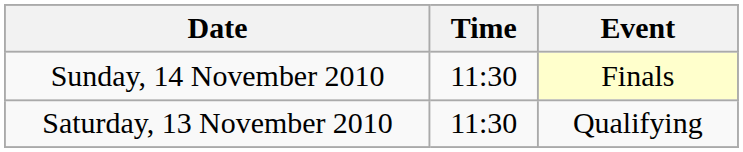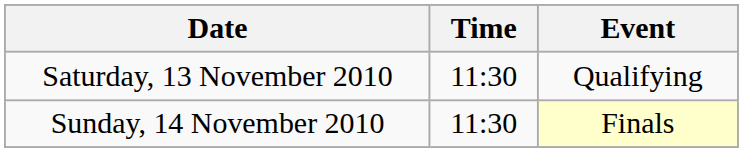rows swapped: (218, 123) <-> (218, 75)
